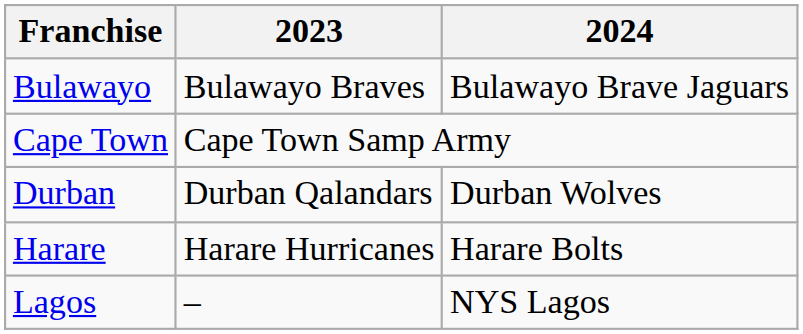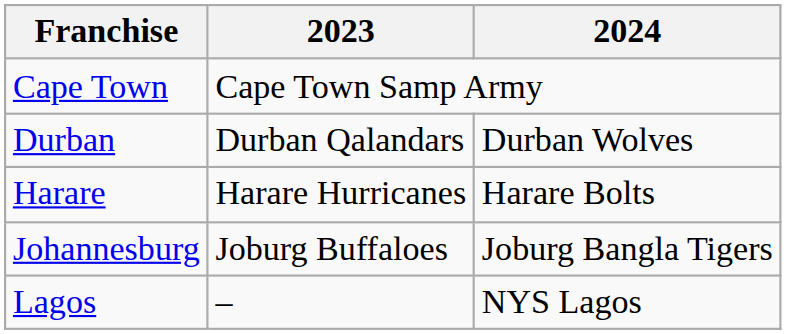- row: (82, 85)
+ row: (106, 247)
